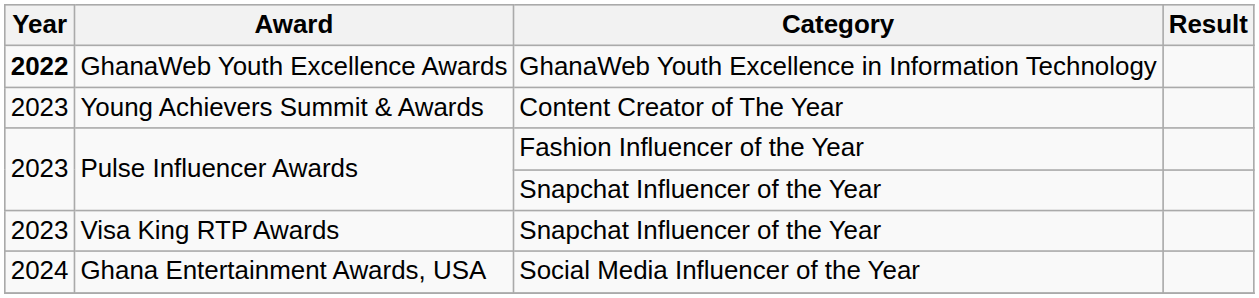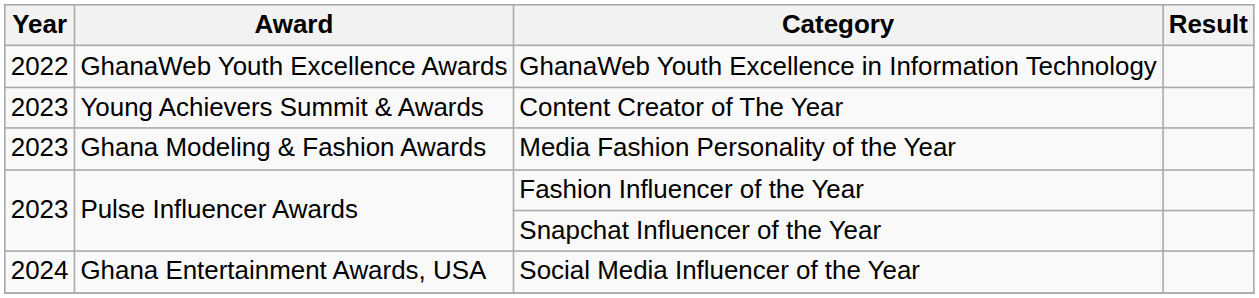(40, 66) bold -> (40, 66) normal
+ row: (283, 148)
- row: (210, 230)
